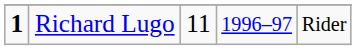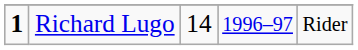(198, 24) 11 -> (199, 24) 14
